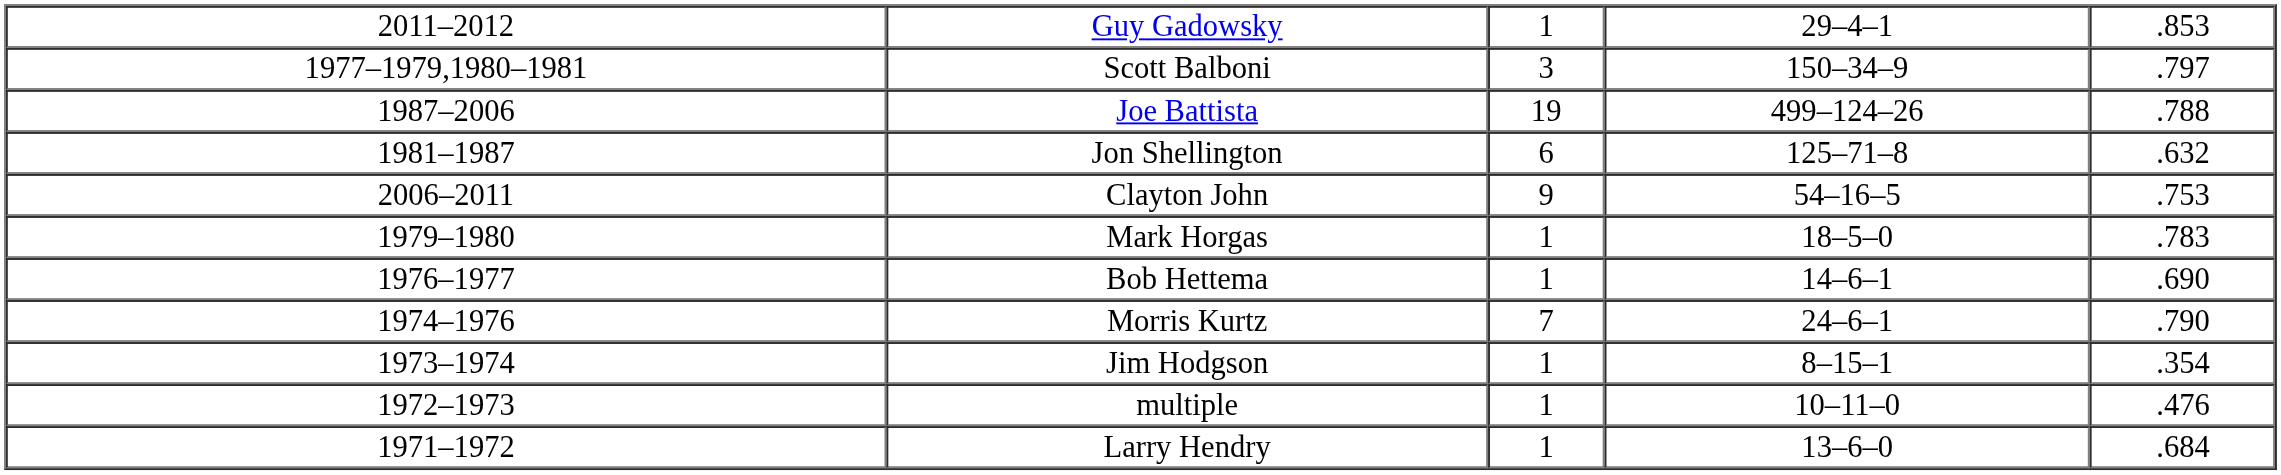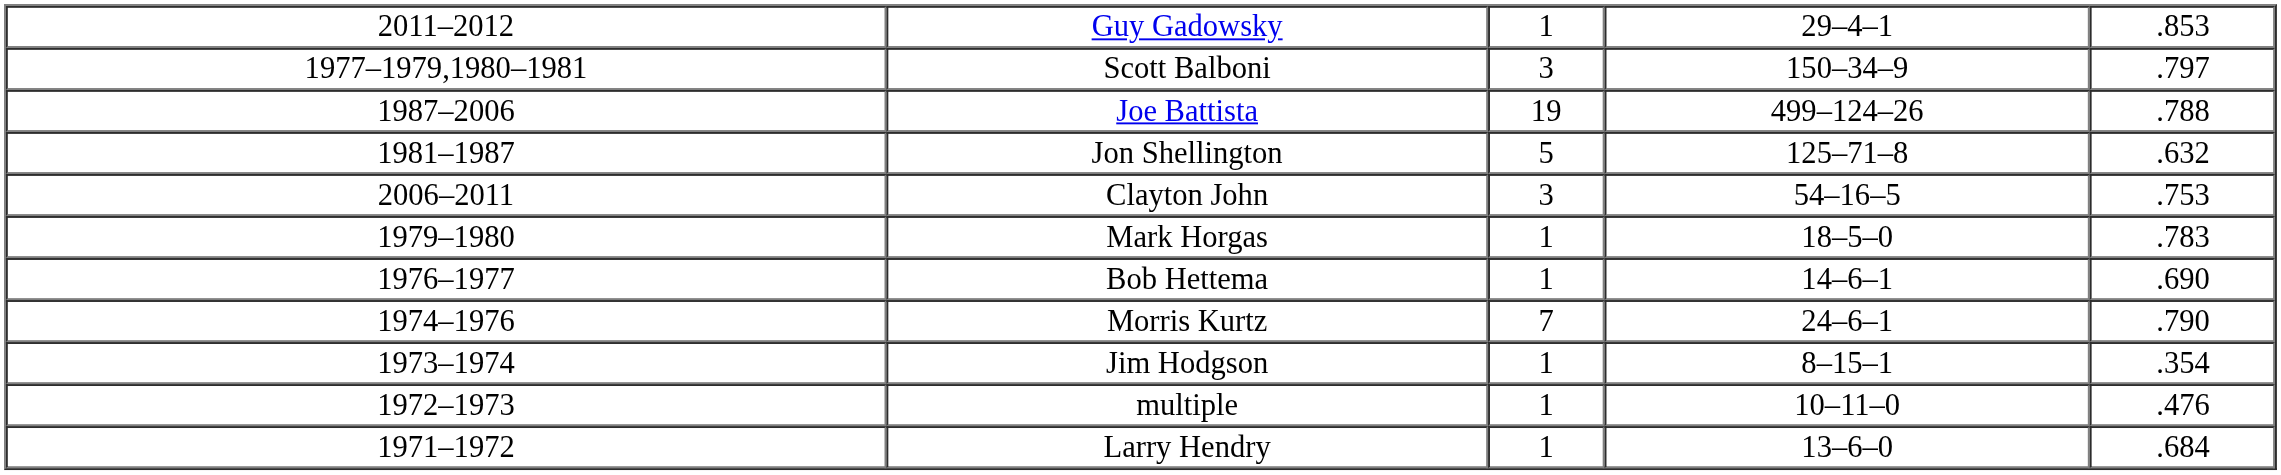(1546, 152) 6 -> (1546, 152) 5
(1546, 194) 9 -> (1546, 194) 3
